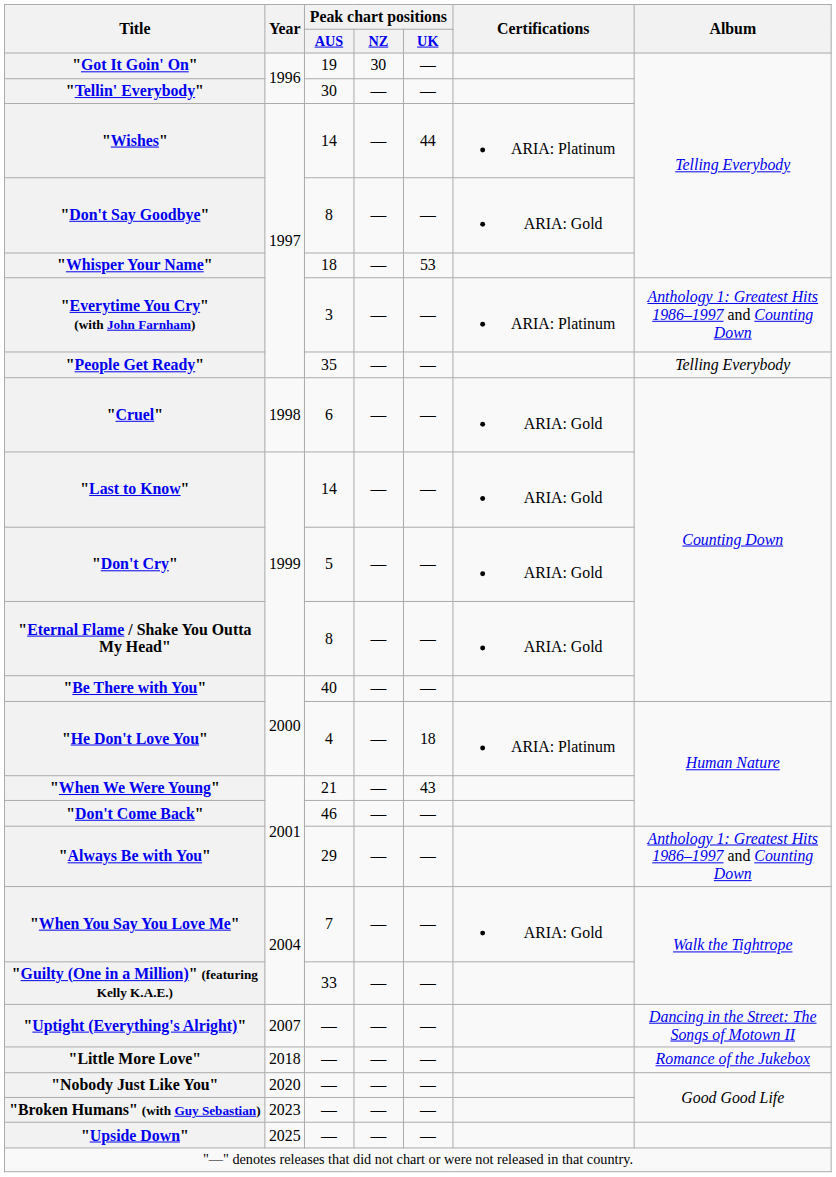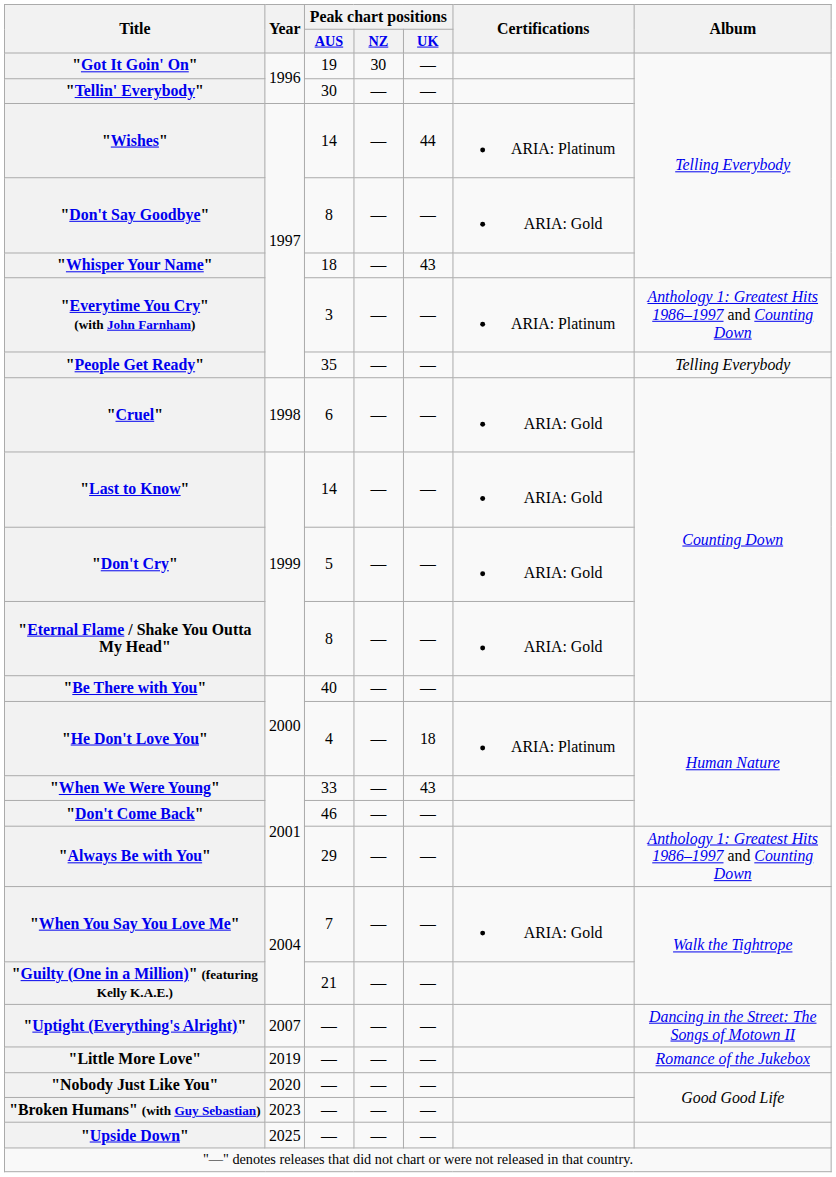(428, 265) 53 -> (428, 265) 43
(329, 788) 21 -> (329, 788) 33
(329, 982) 33 -> (329, 982) 21
(285, 1059) 2018 -> (285, 1059) 2019
